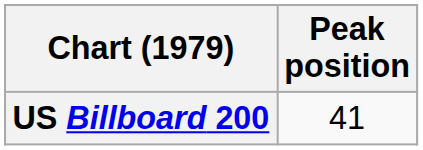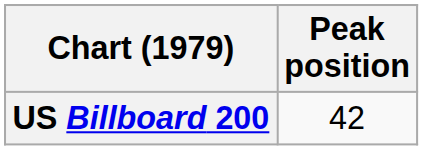(347, 117) 41 -> (347, 117) 42
